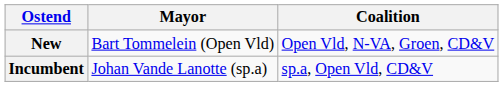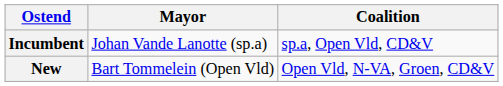rows swapped: (46, 68) <-> (46, 43)
